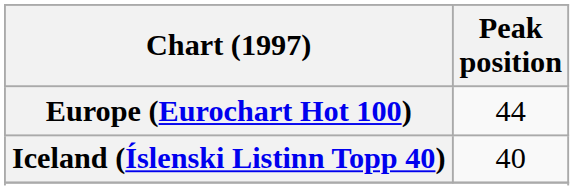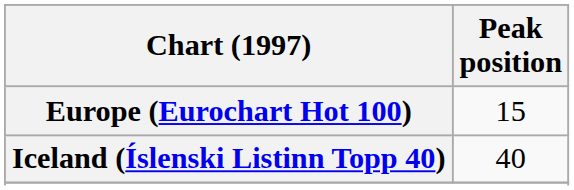(511, 110) 44 -> (511, 110) 15
